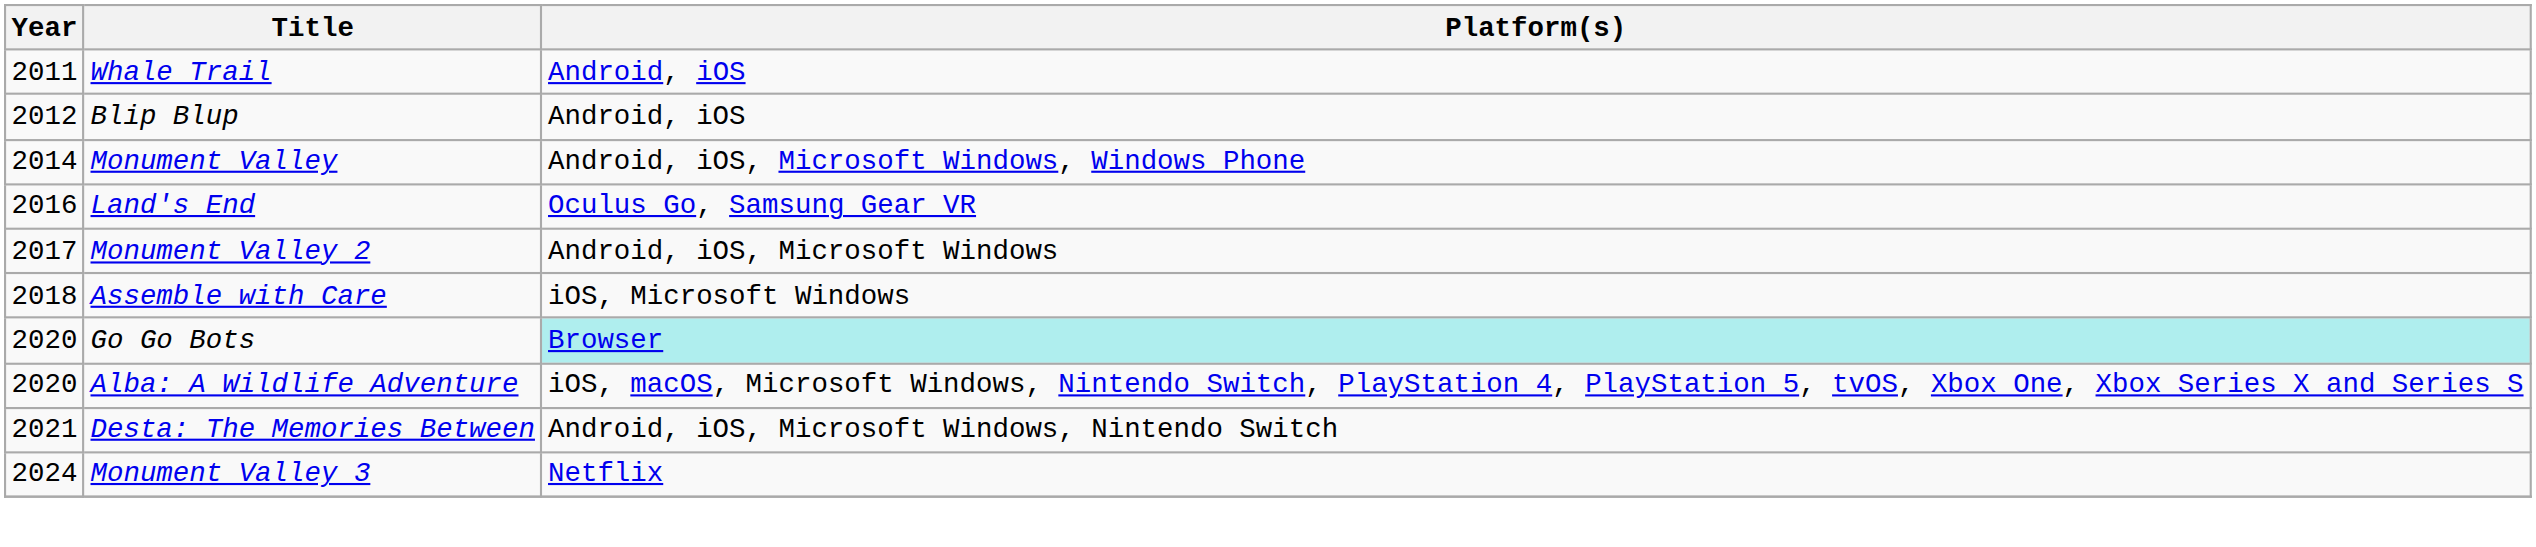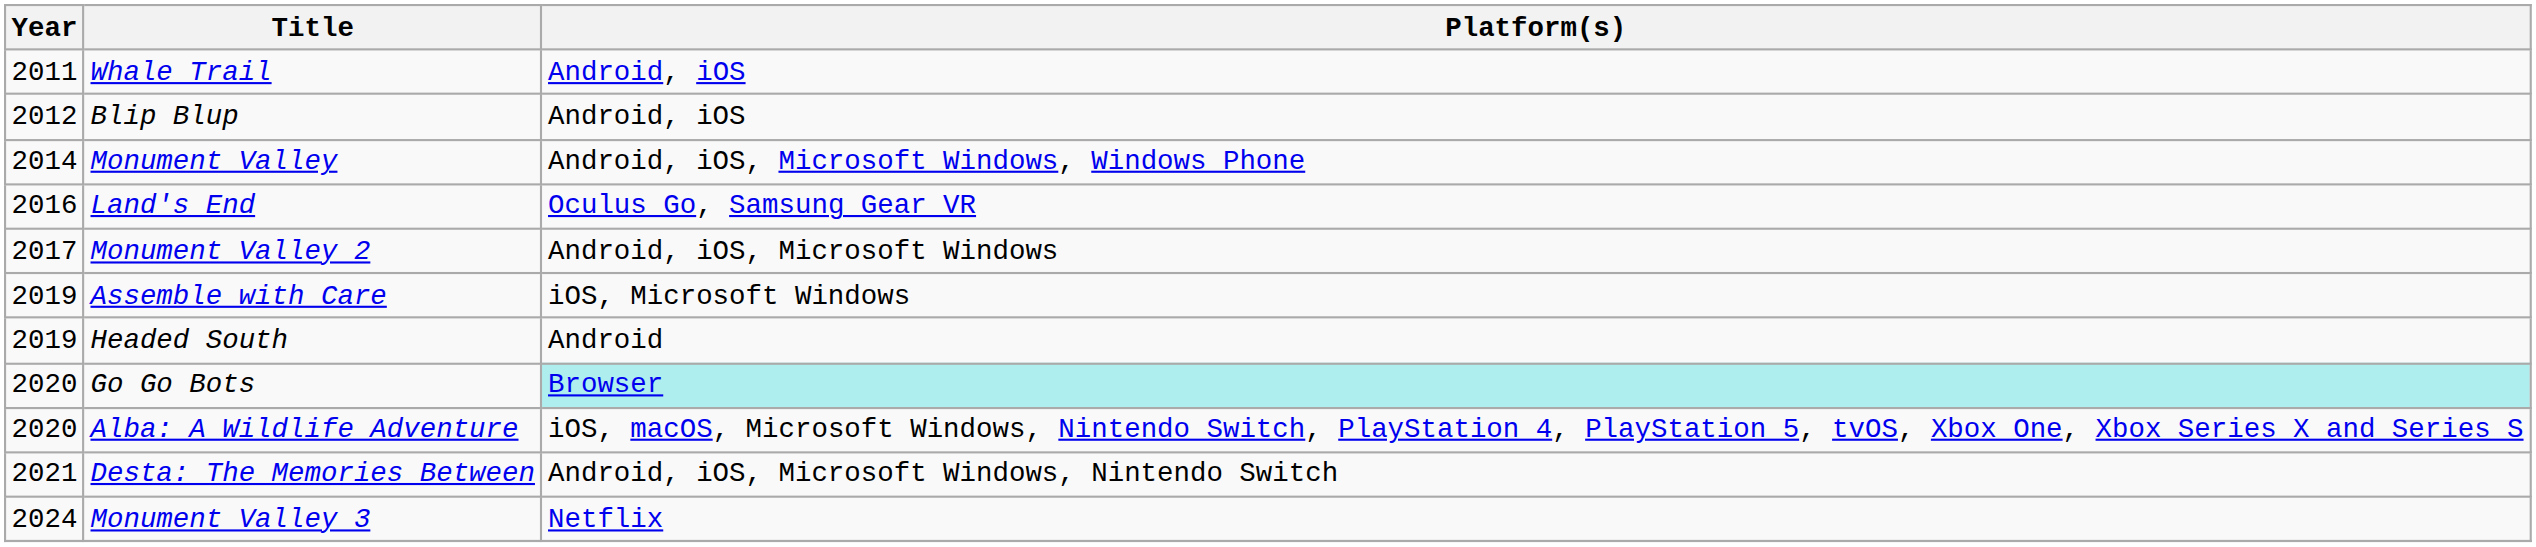(45, 296) 2018 -> (45, 296) 2019
+ row: (189, 340)
